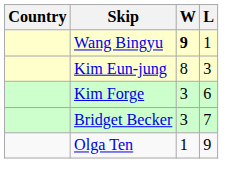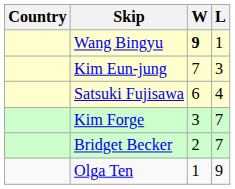(184, 68) 8 -> (196, 68) 7
+ row: (129, 94)
(207, 94) 6 -> (219, 119) 7
(184, 119) 3 -> (196, 145) 2
